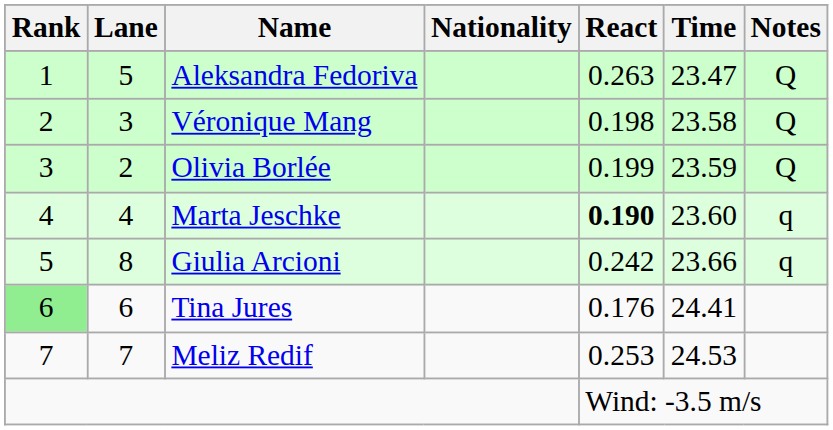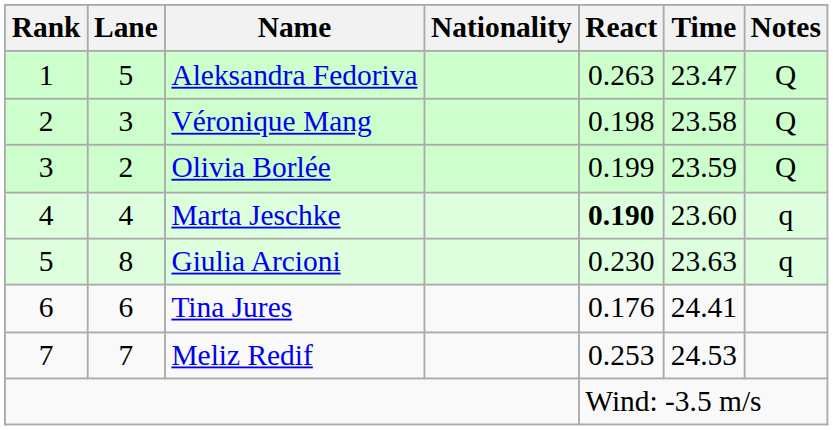(621, 261) 0.242 -> (621, 261) 0.230
(704, 261) 23.66 -> (704, 261) 23.63
(46, 307) lightgreen background -> (46, 307) no background
